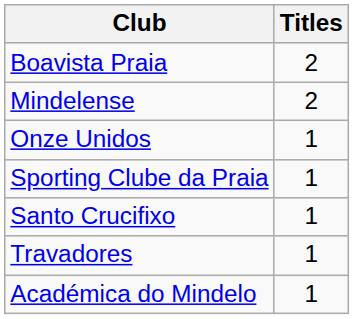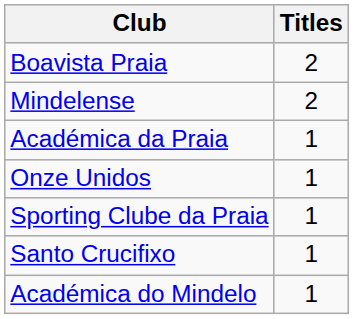+ row: (119, 139)
- row: (71, 255)
